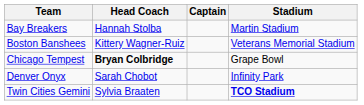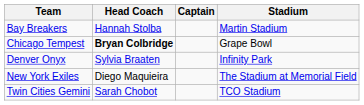- row: (46, 44)
(126, 76) Sarah Chobot -> (127, 60) Sylvia Braaten
+ row: (43, 76)
(127, 92) Sylvia Braaten -> (126, 92) Sarah Chobot
(263, 92) bold -> (250, 92) normal
